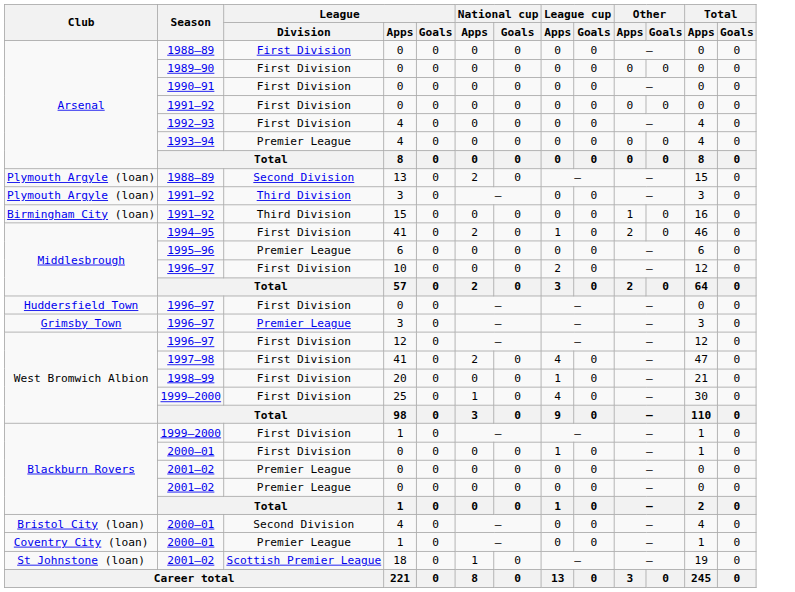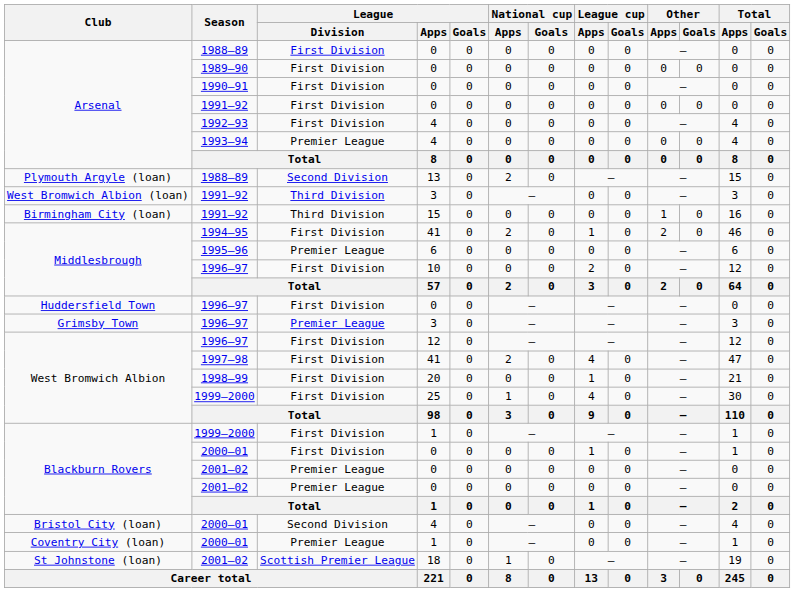(81, 196) Plymouth Argyle (loan) -> (98, 196) West Bromwich Albion (loan)
